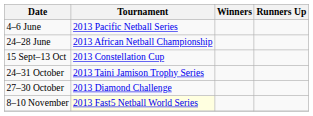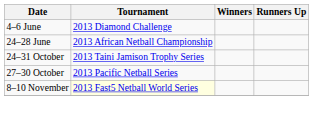(125, 27) 2013 Pacific Netball Series -> (122, 27) 2013 Diamond Challenge
- row: (36, 57)
(122, 88) 2013 Diamond Challenge -> (125, 73) 2013 Pacific Netball Series
